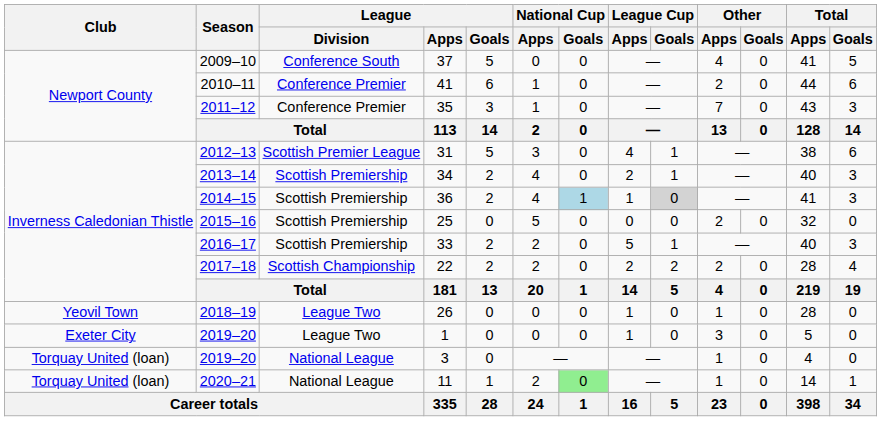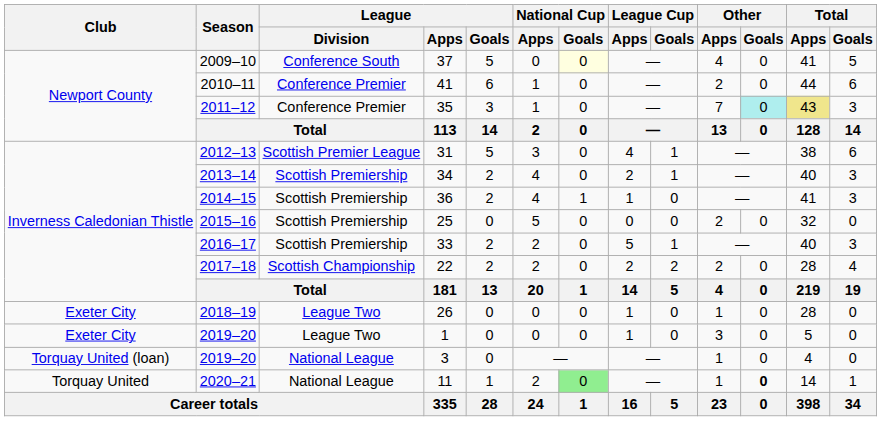(583, 61) no background -> (583, 61) lightyellow background
(764, 107) no background -> (764, 107) paleturquoise background
(808, 107) no background -> (808, 107) khaki background
(583, 198) lightblue background -> (583, 198) no background
(674, 198) lightgrey background -> (674, 198) no background
(100, 312) Yeovil Town -> (100, 312) Exeter City
(100, 381) Torquay United (loan) -> (100, 381) Torquay United
(764, 381) normal -> (764, 381) bold
